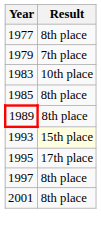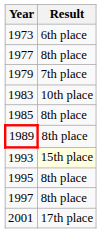+ row: (21, 34)
(67, 158) 17th place -> (64, 178) 8th place
(64, 198) 8th place -> (67, 218) 17th place
